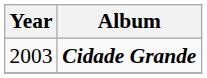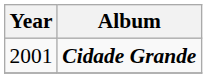(31, 55) 2003 -> (31, 55) 2001
